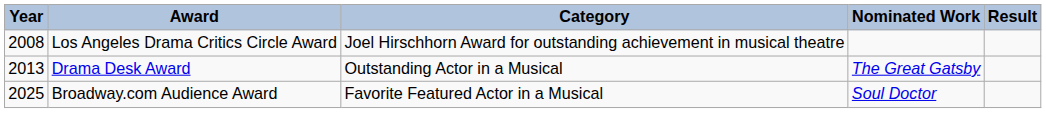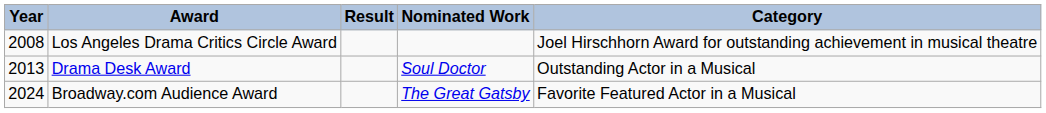columns swapped: (594, 17) <-> (1012, 17)
(916, 68) The Great Gatsby -> (443, 68) Soul Doctor
(26, 94) 2025 -> (26, 94) 2024
(894, 94) Soul Doctor -> (465, 94) The Great Gatsby
